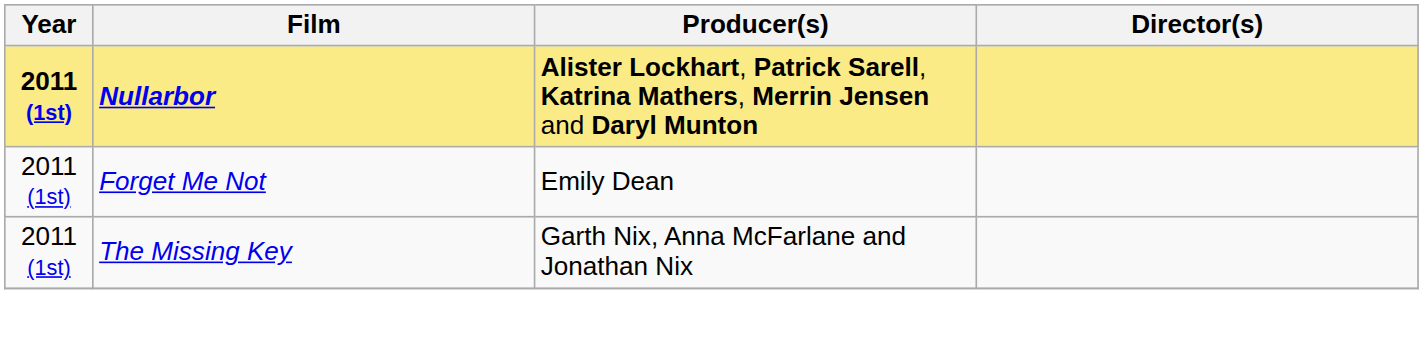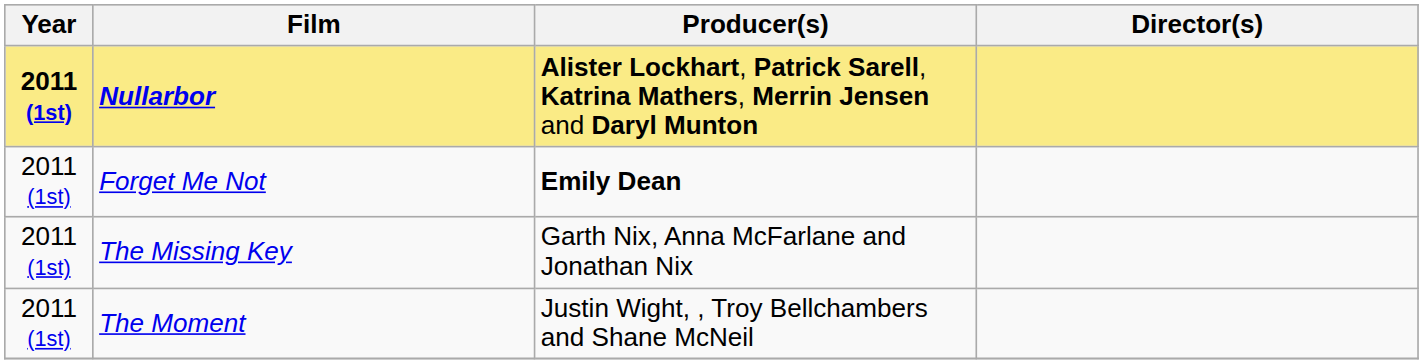(607, 181) normal -> (611, 181) bold
+ row: (172, 322)
